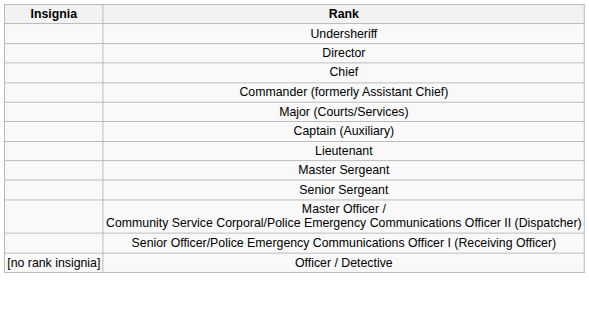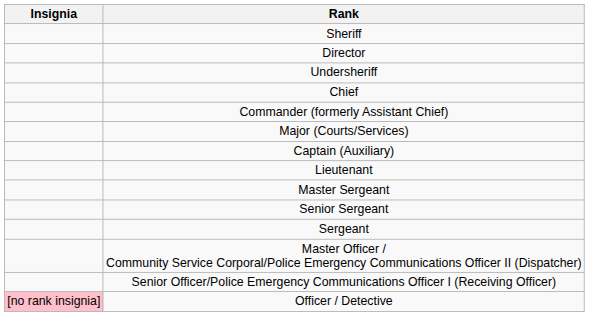+ row: (344, 33)
rows swapped: (344, 33) <-> (344, 53)
+ row: (344, 229)
(54, 262) no background -> (54, 301) pink background
